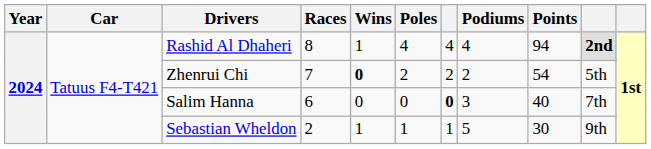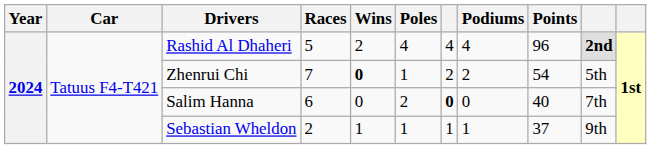(309, 45) 8 -> (309, 45) 5
(359, 45) 1 -> (359, 45) 2
(541, 45) 94 -> (541, 45) 96
(404, 73) 2 -> (404, 73) 1
(404, 101) 0 -> (404, 101) 2
(466, 101) 3 -> (466, 101) 0
(466, 129) 5 -> (466, 129) 1
(541, 129) 30 -> (541, 129) 37
